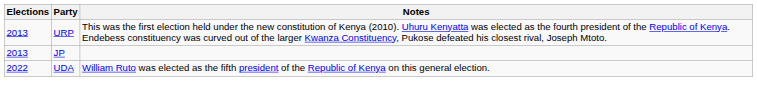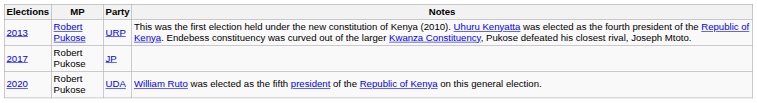+ column: (77, 12)
(17, 53) 2013 -> (17, 58) 2017
(17, 68) 2022 -> (17, 84) 2020
